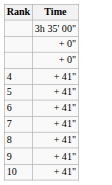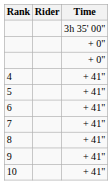+ column: (47, 12)
